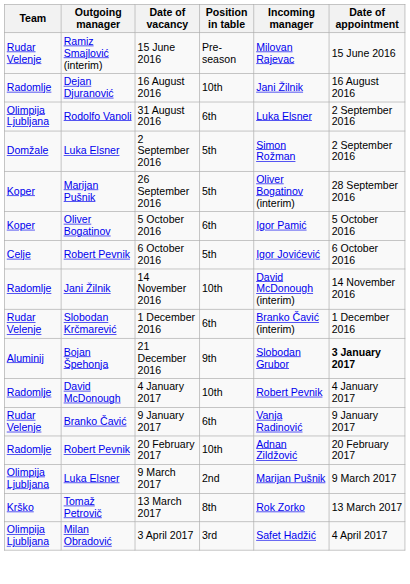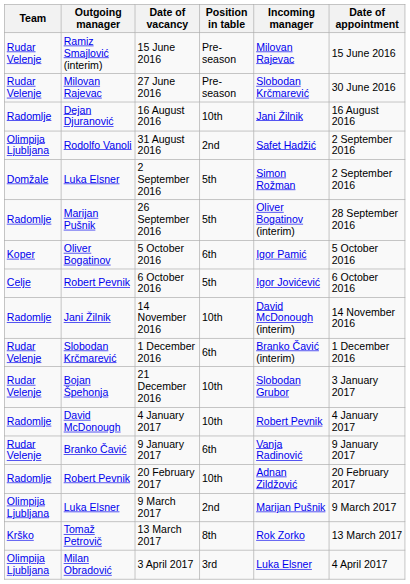+ row: (156, 87)
(209, 116) 6th -> (211, 145) 2nd
(284, 116) Luka Elsner -> (286, 145) Safet Hadžić
(21, 191) Koper -> (29, 220) Radomlje
(25, 358) Aluminij -> (24, 387) Rudar Velenje
(209, 358) 9th -> (212, 387) 10th
(356, 358) bold -> (355, 387) normal
(286, 536) Safet Hadžić -> (284, 564) Luka Elsner
